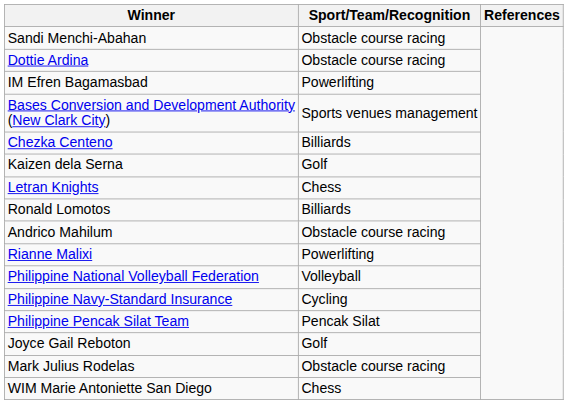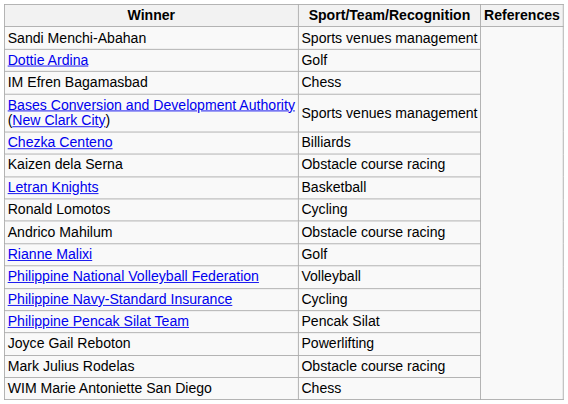(373, 37) Obstacle course racing -> (389, 37) Sports venues management
(373, 60) Obstacle course racing -> (314, 60) Golf
(338, 82) Powerlifting -> (321, 82) Chess
(314, 165) Golf -> (373, 165) Obstacle course racing
(321, 187) Chess -> (334, 187) Basketball
(326, 210) Billiards -> (324, 210) Cycling
(338, 254) Powerlifting -> (314, 254) Golf
(314, 344) Golf -> (338, 344) Powerlifting
